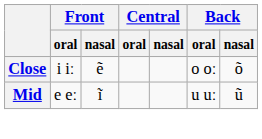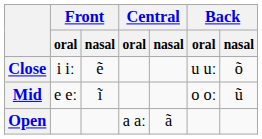(204, 69) o oː -> (204, 69) u uː
(204, 95) u uː -> (204, 95) o oː
+ row: (27, 120)
